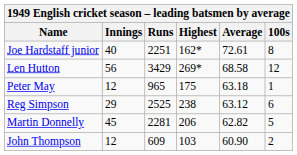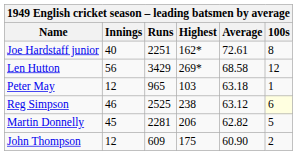(187, 86) 175 -> (187, 86) 103
(111, 104) 29 -> (111, 104) 46
(271, 104) no background -> (271, 104) lightyellow background
(187, 141) 103 -> (187, 141) 175
